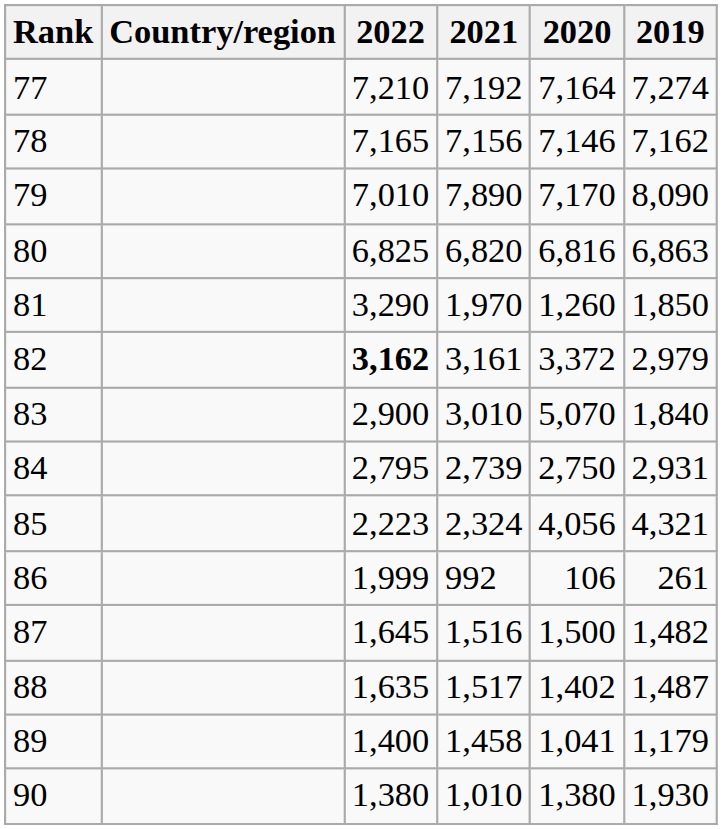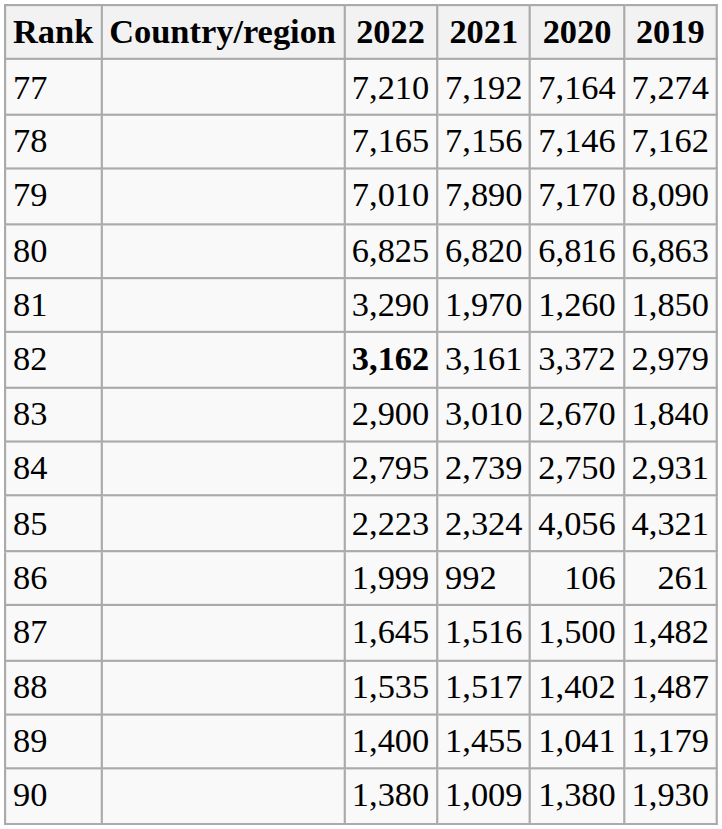(577, 413) 5,070 -> (577, 413) 2,670
(391, 686) 1,635 -> (391, 686) 1,535
(484, 741) 1,458 -> (484, 741) 1,455
(484, 795) 1,010 -> (484, 795) 1,009
